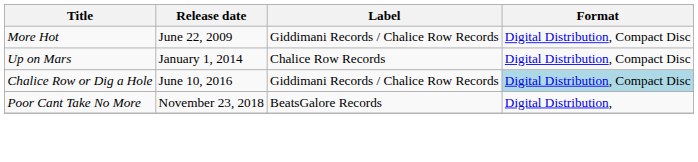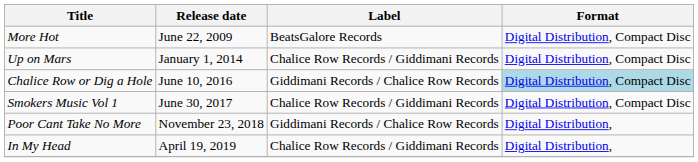(384, 37) Giddimani Records / Chalice Row Records -> (326, 37) BeatsGalore Records
(328, 59) Chalice Row Records -> (384, 59) Chalice Row Records / Giddimani Records
+ row: (63, 102)
(326, 102) BeatsGalore Records -> (384, 124) Giddimani Records / Chalice Row Records
+ row: (39, 146)
